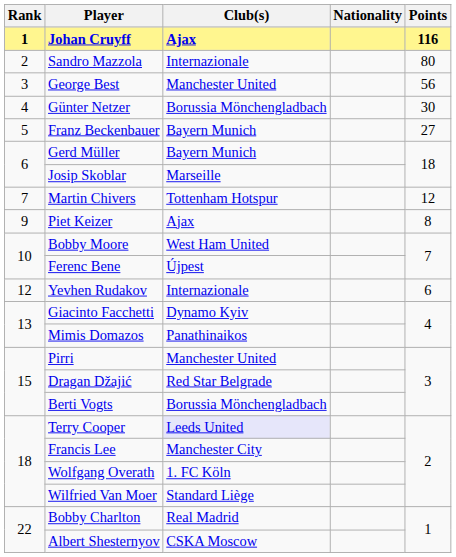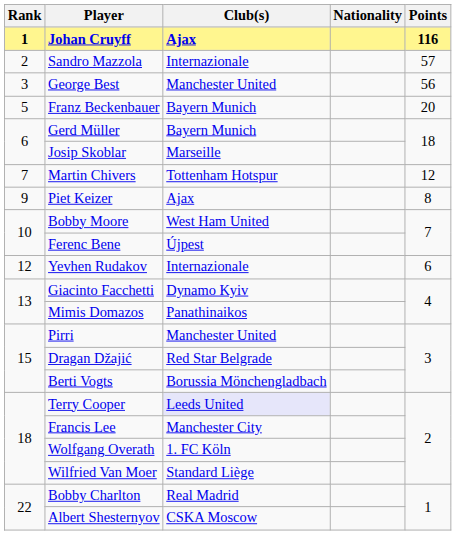(428, 61) 80 -> (428, 61) 57
- row: (89, 107)
(428, 130) 27 -> (428, 107) 20
